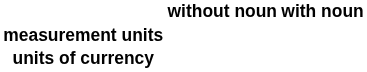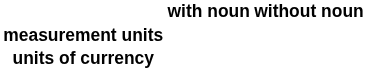columns swapped: (323, 11) <-> (222, 11)
